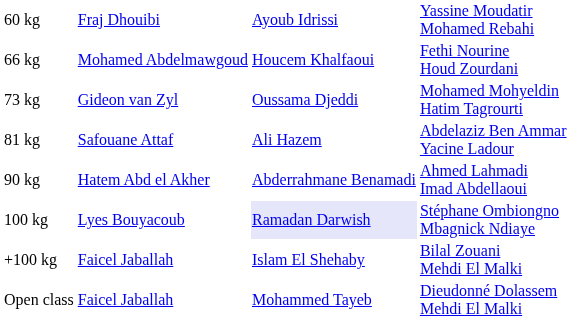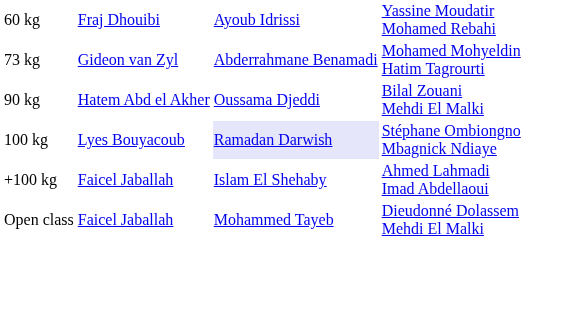- row: (22, 60)
(305, 100) Oussama Djeddi -> (296, 60) Abderrahmane Benamadi
- row: (22, 140)
(334, 180) Abderrahmane Benamadi -> (267, 100) Oussama Djeddi
(474, 180) Ahmed Lahmadi Imad Abdellaoui -> (433, 100) Bilal Zouani Mehdi El Malki
(471, 260) Bilal Zouani Mehdi El Malki -> (436, 180) Ahmed Lahmadi Imad Abdellaoui
